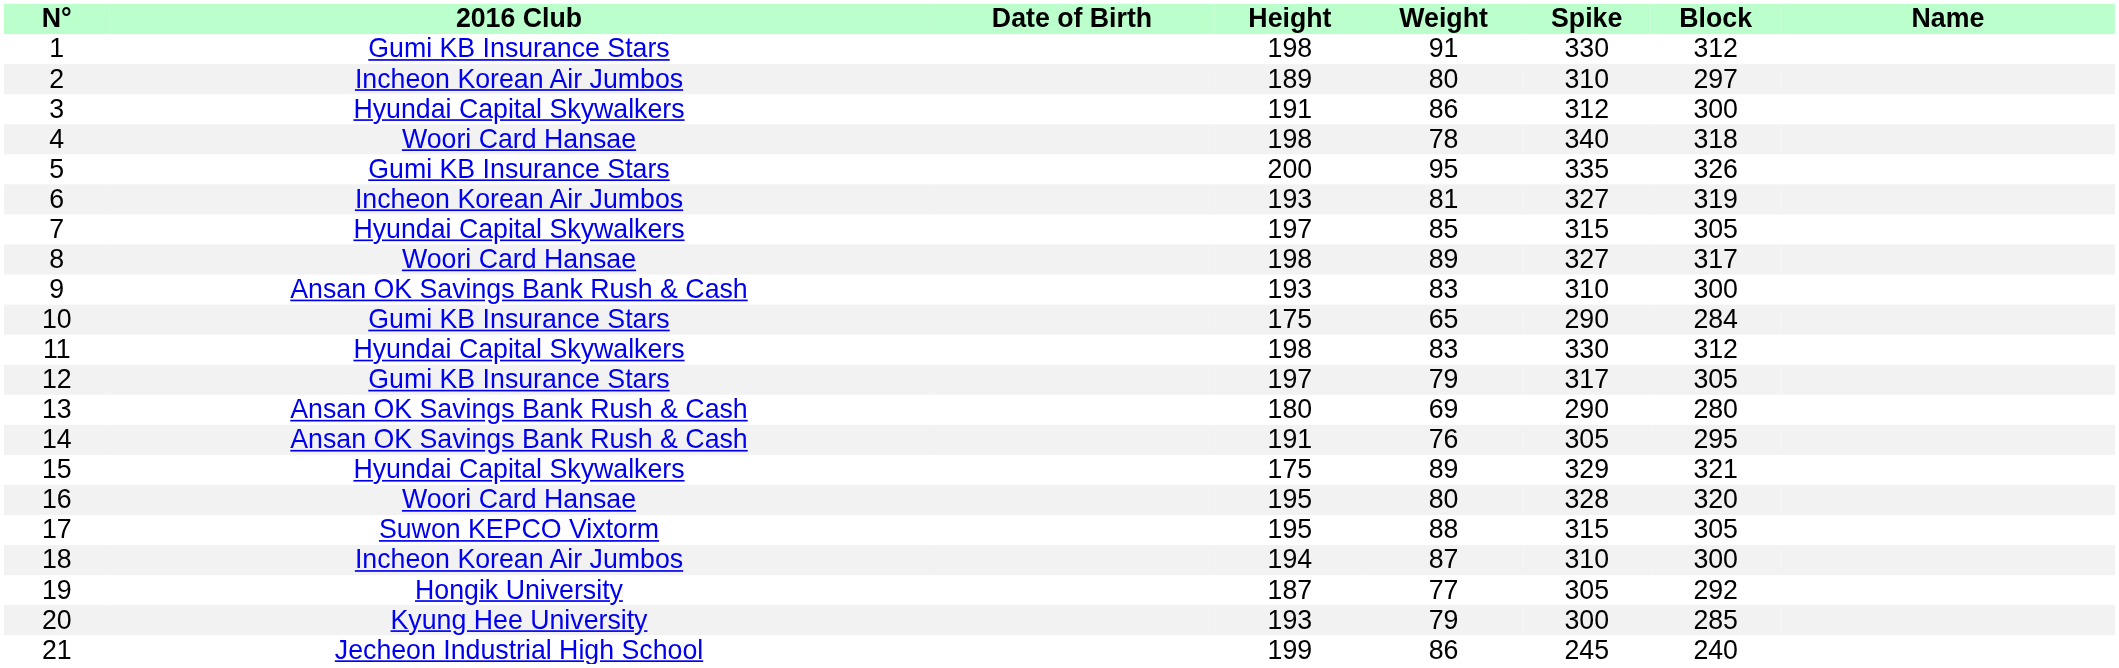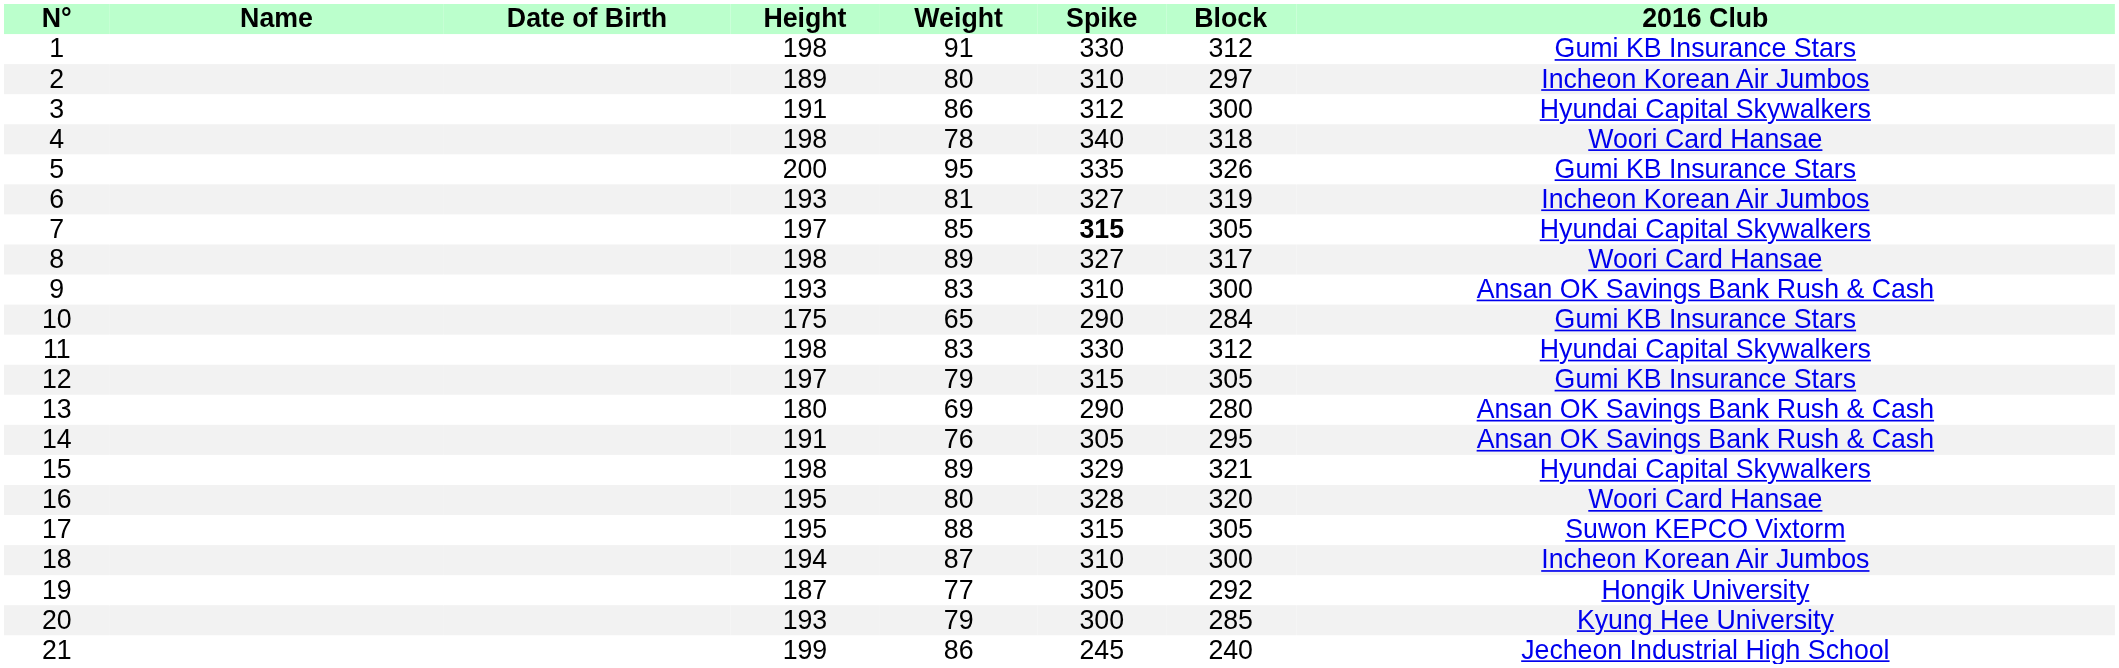columns swapped: (1948, 18) <-> (519, 18)
(1587, 229) normal -> (1102, 229) bold
(1587, 379) 317 -> (1102, 379) 315
(1290, 469) 175 -> (805, 469) 198
